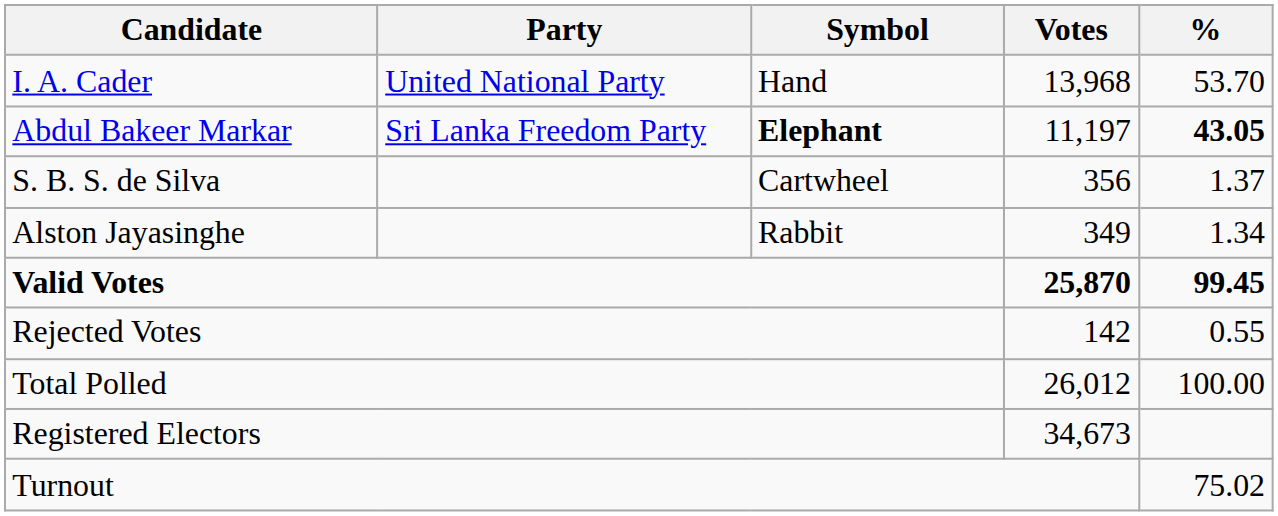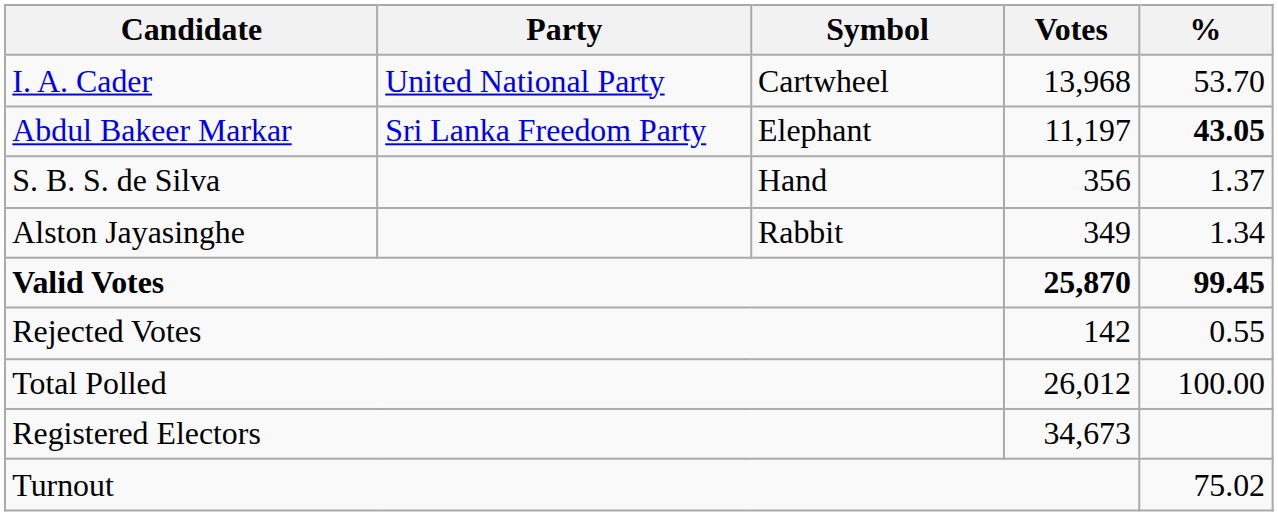(793, 80) Hand -> (824, 80) Cartwheel
(820, 130) bold -> (815, 130) normal
(824, 181) Cartwheel -> (793, 181) Hand
